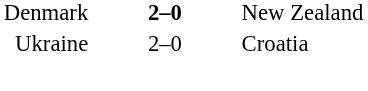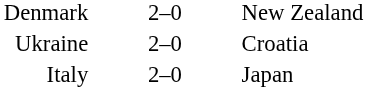(165, 12) bold -> (165, 12) normal
+ row: (67, 74)
